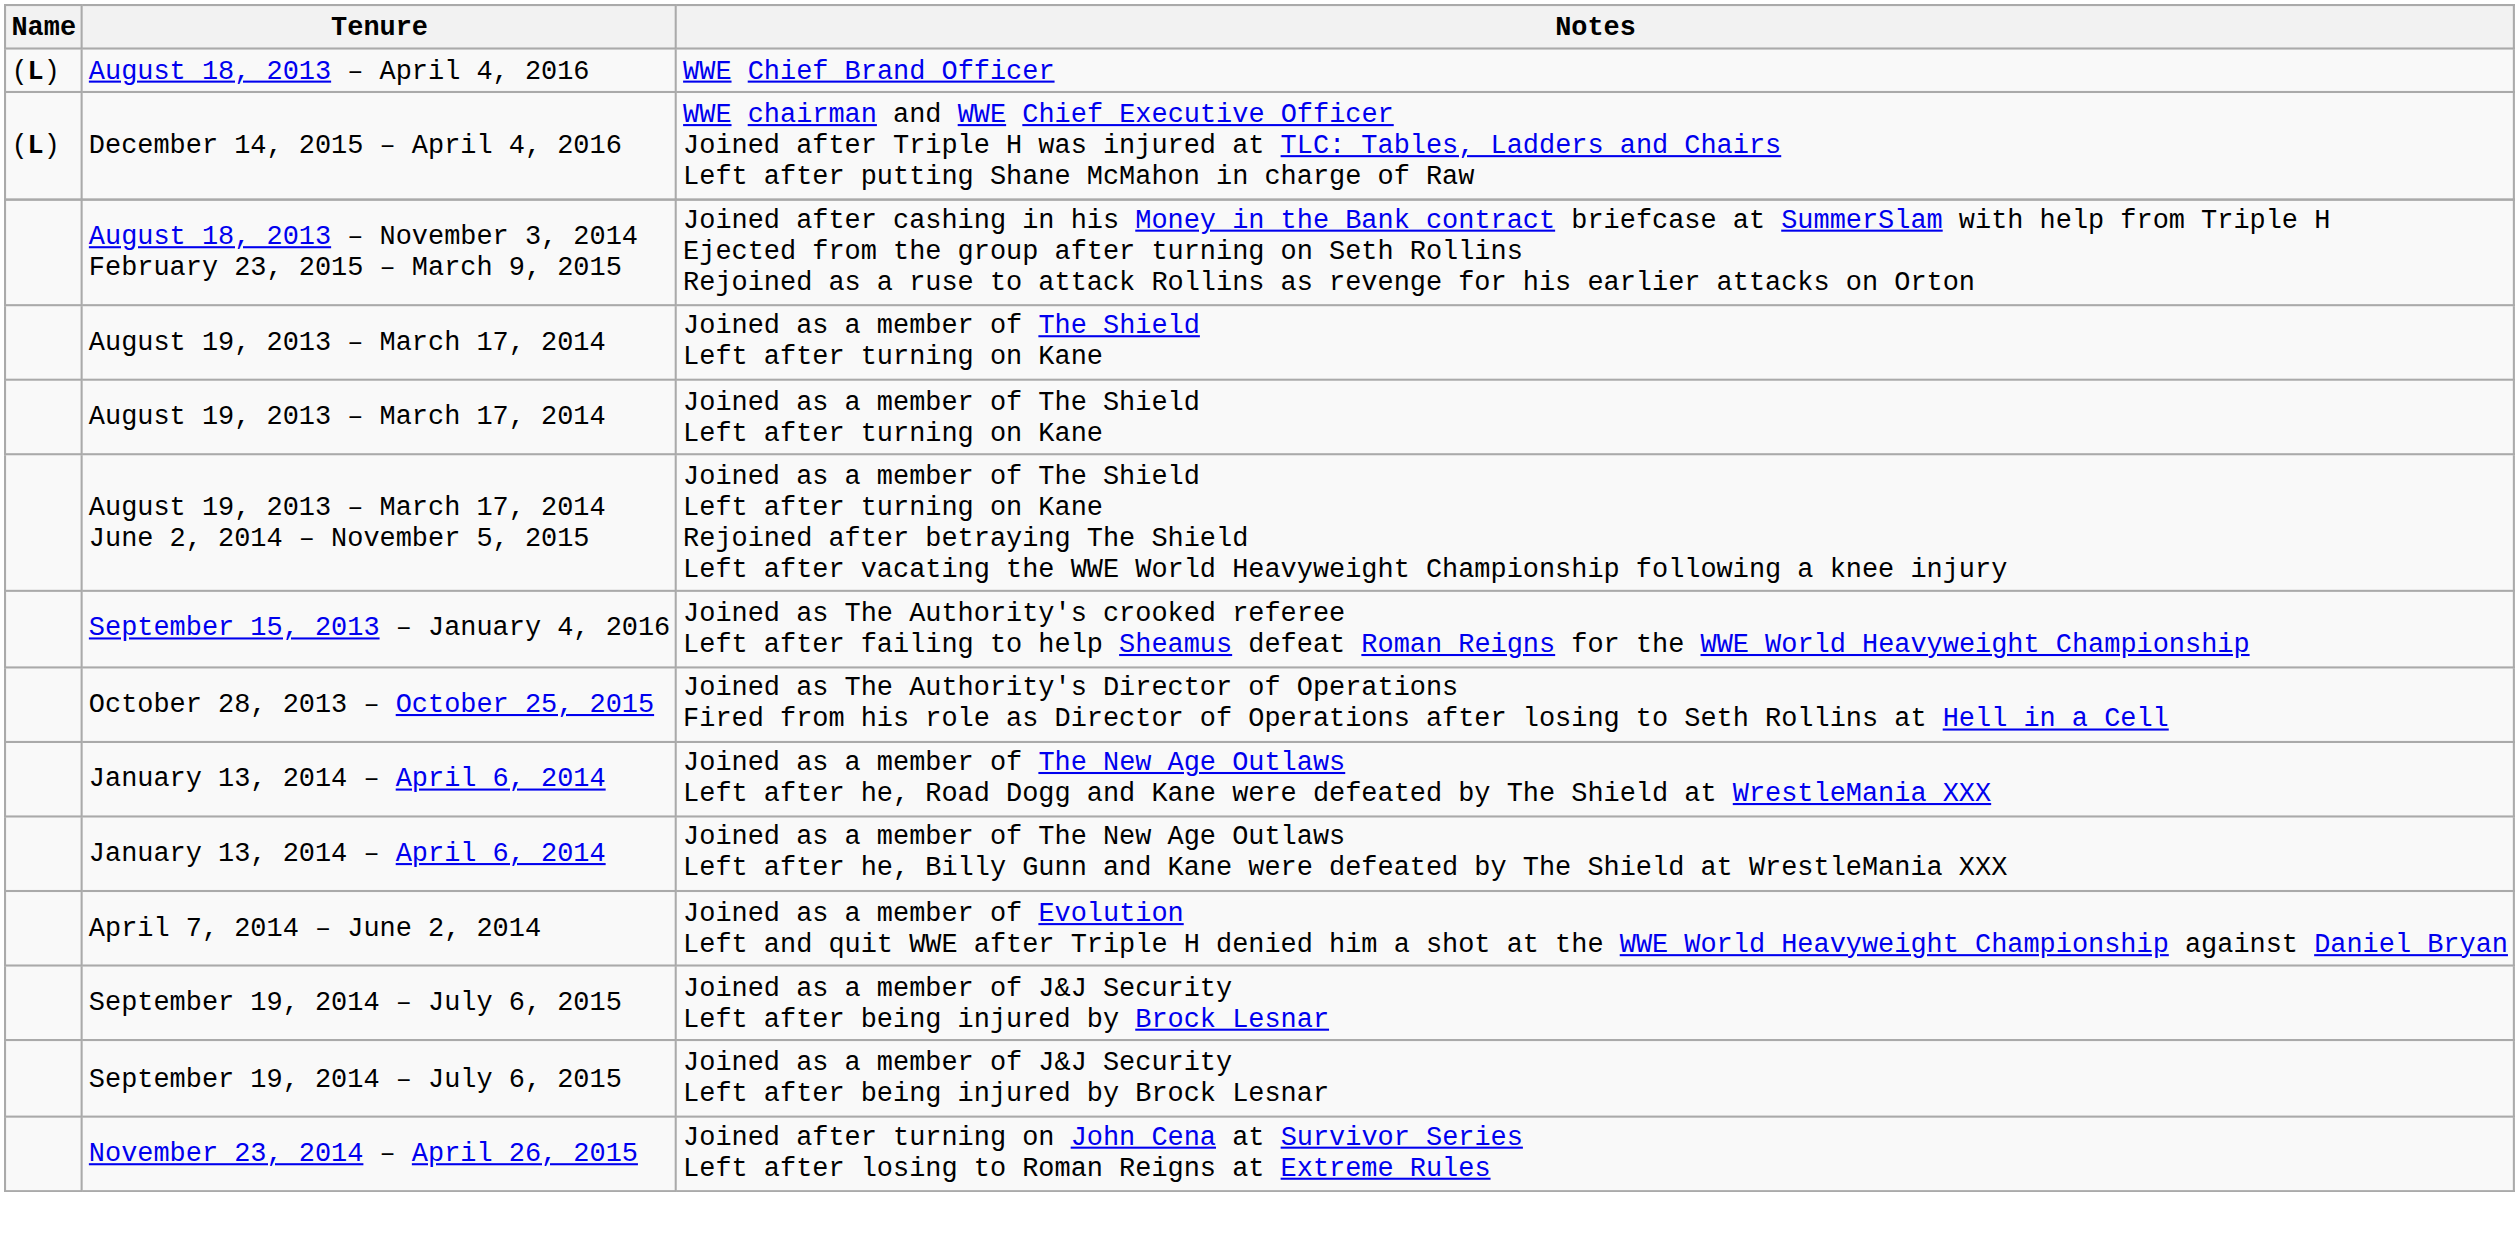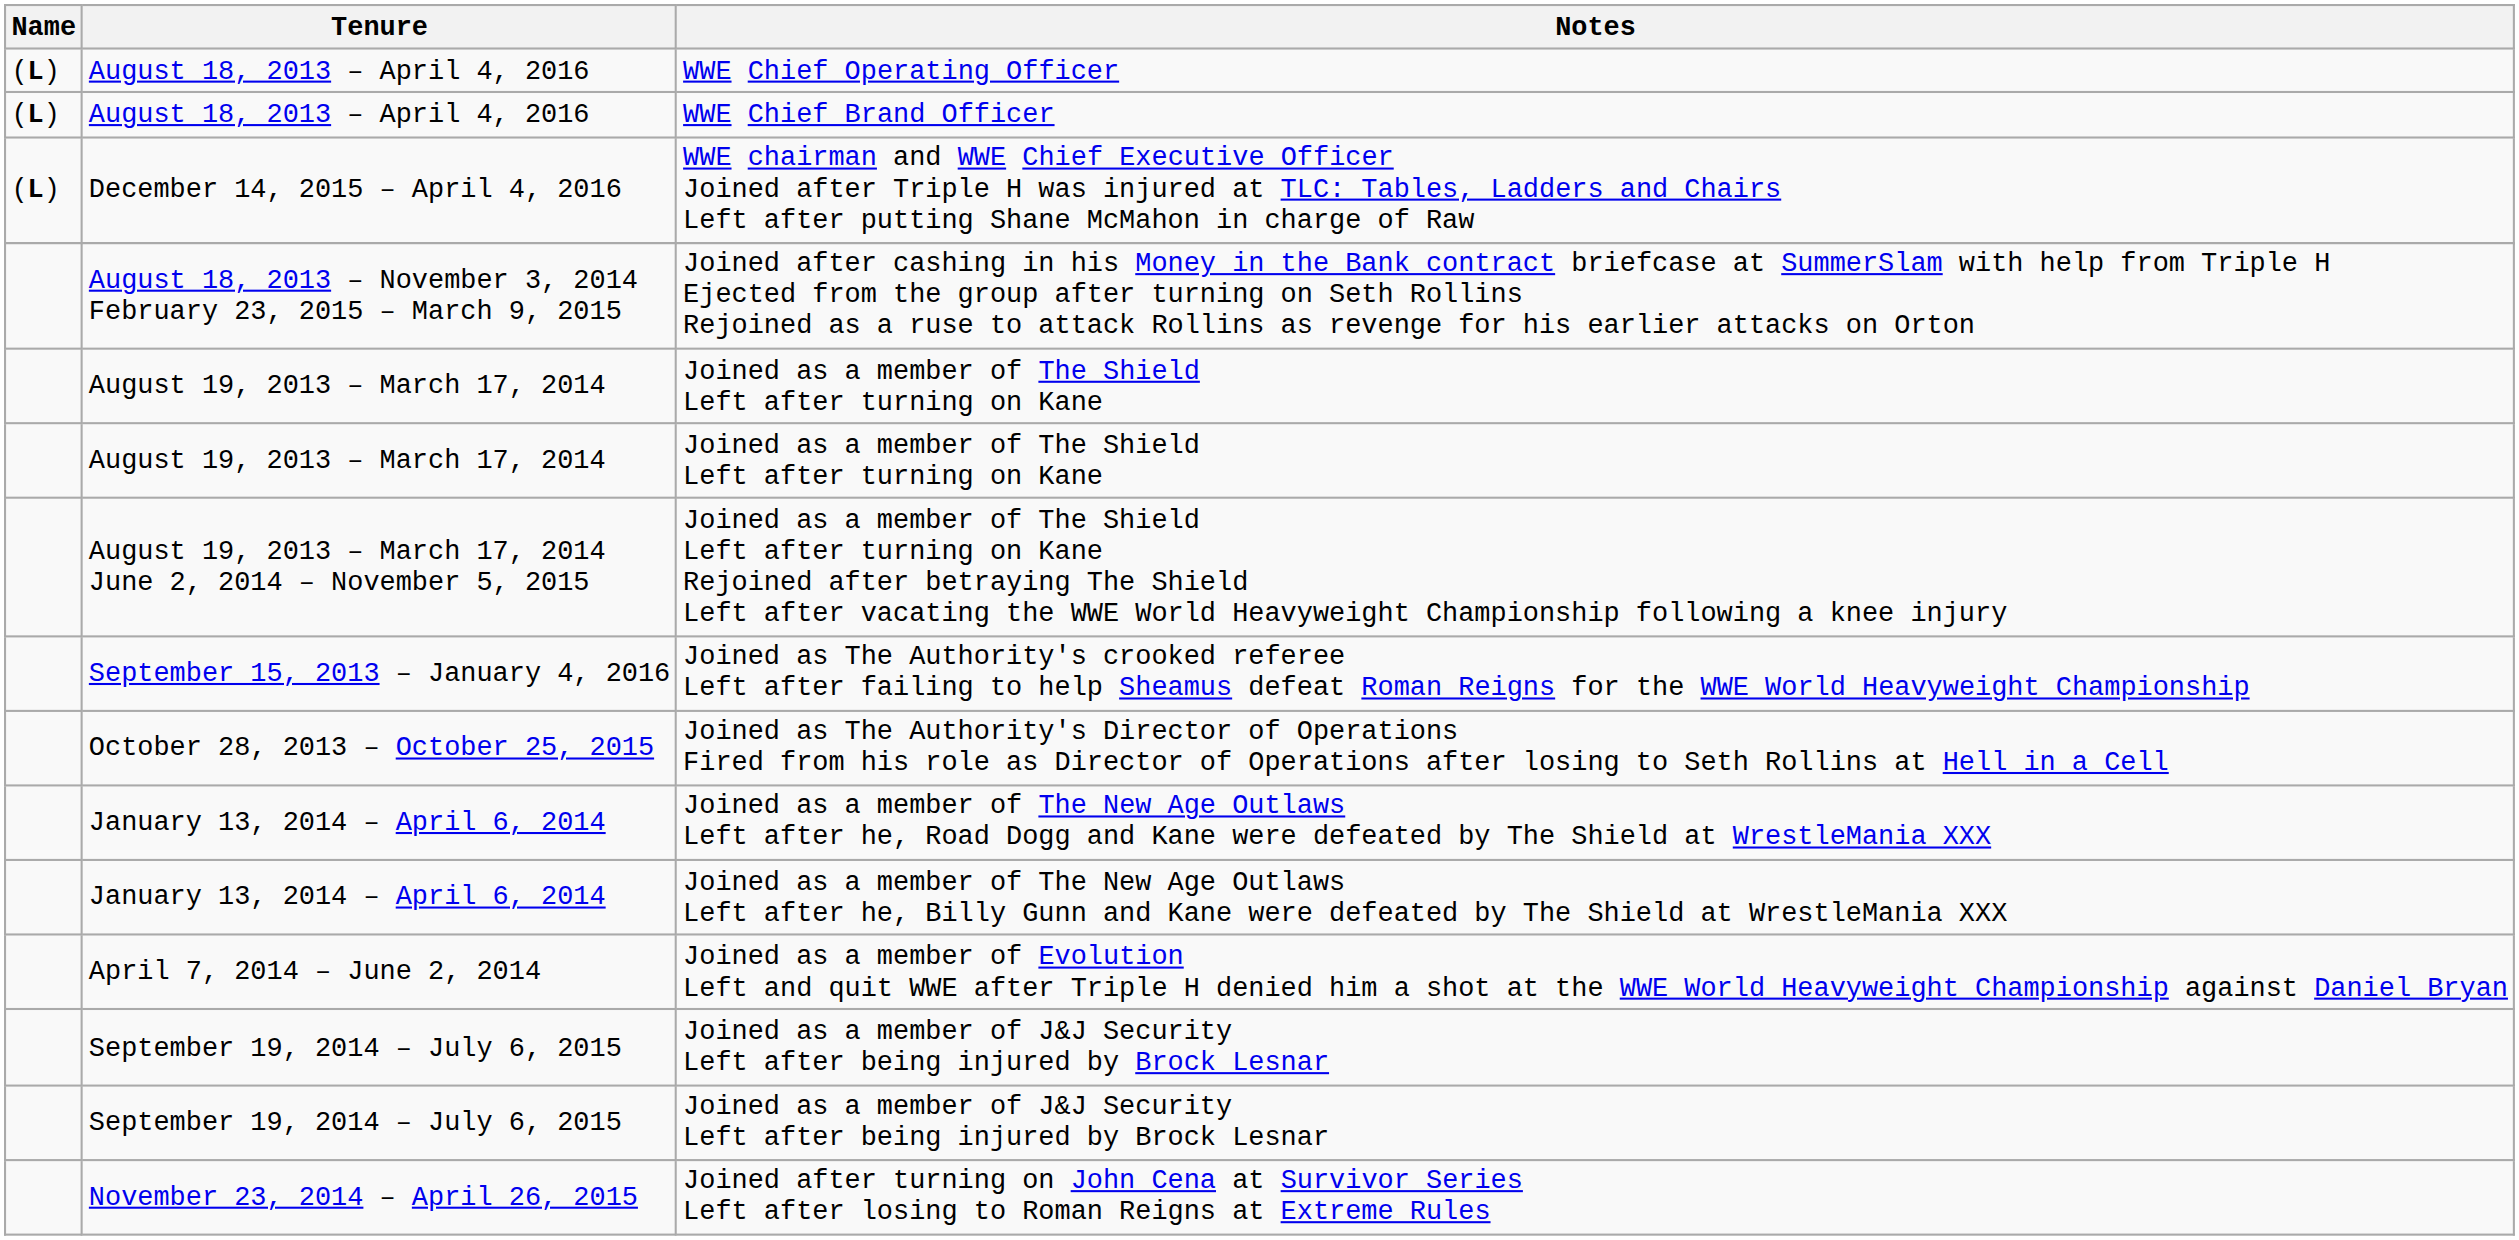+ row: (339, 71)
